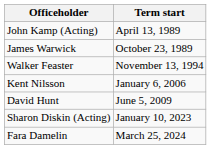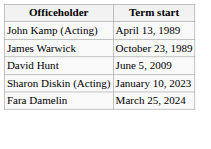- row: (40, 65)
- row: (36, 83)
